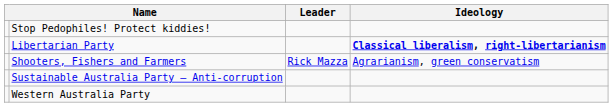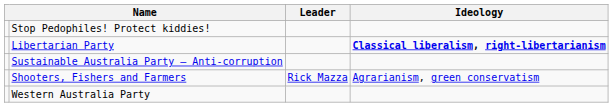rows swapped: (99, 61) <-> (147, 78)
